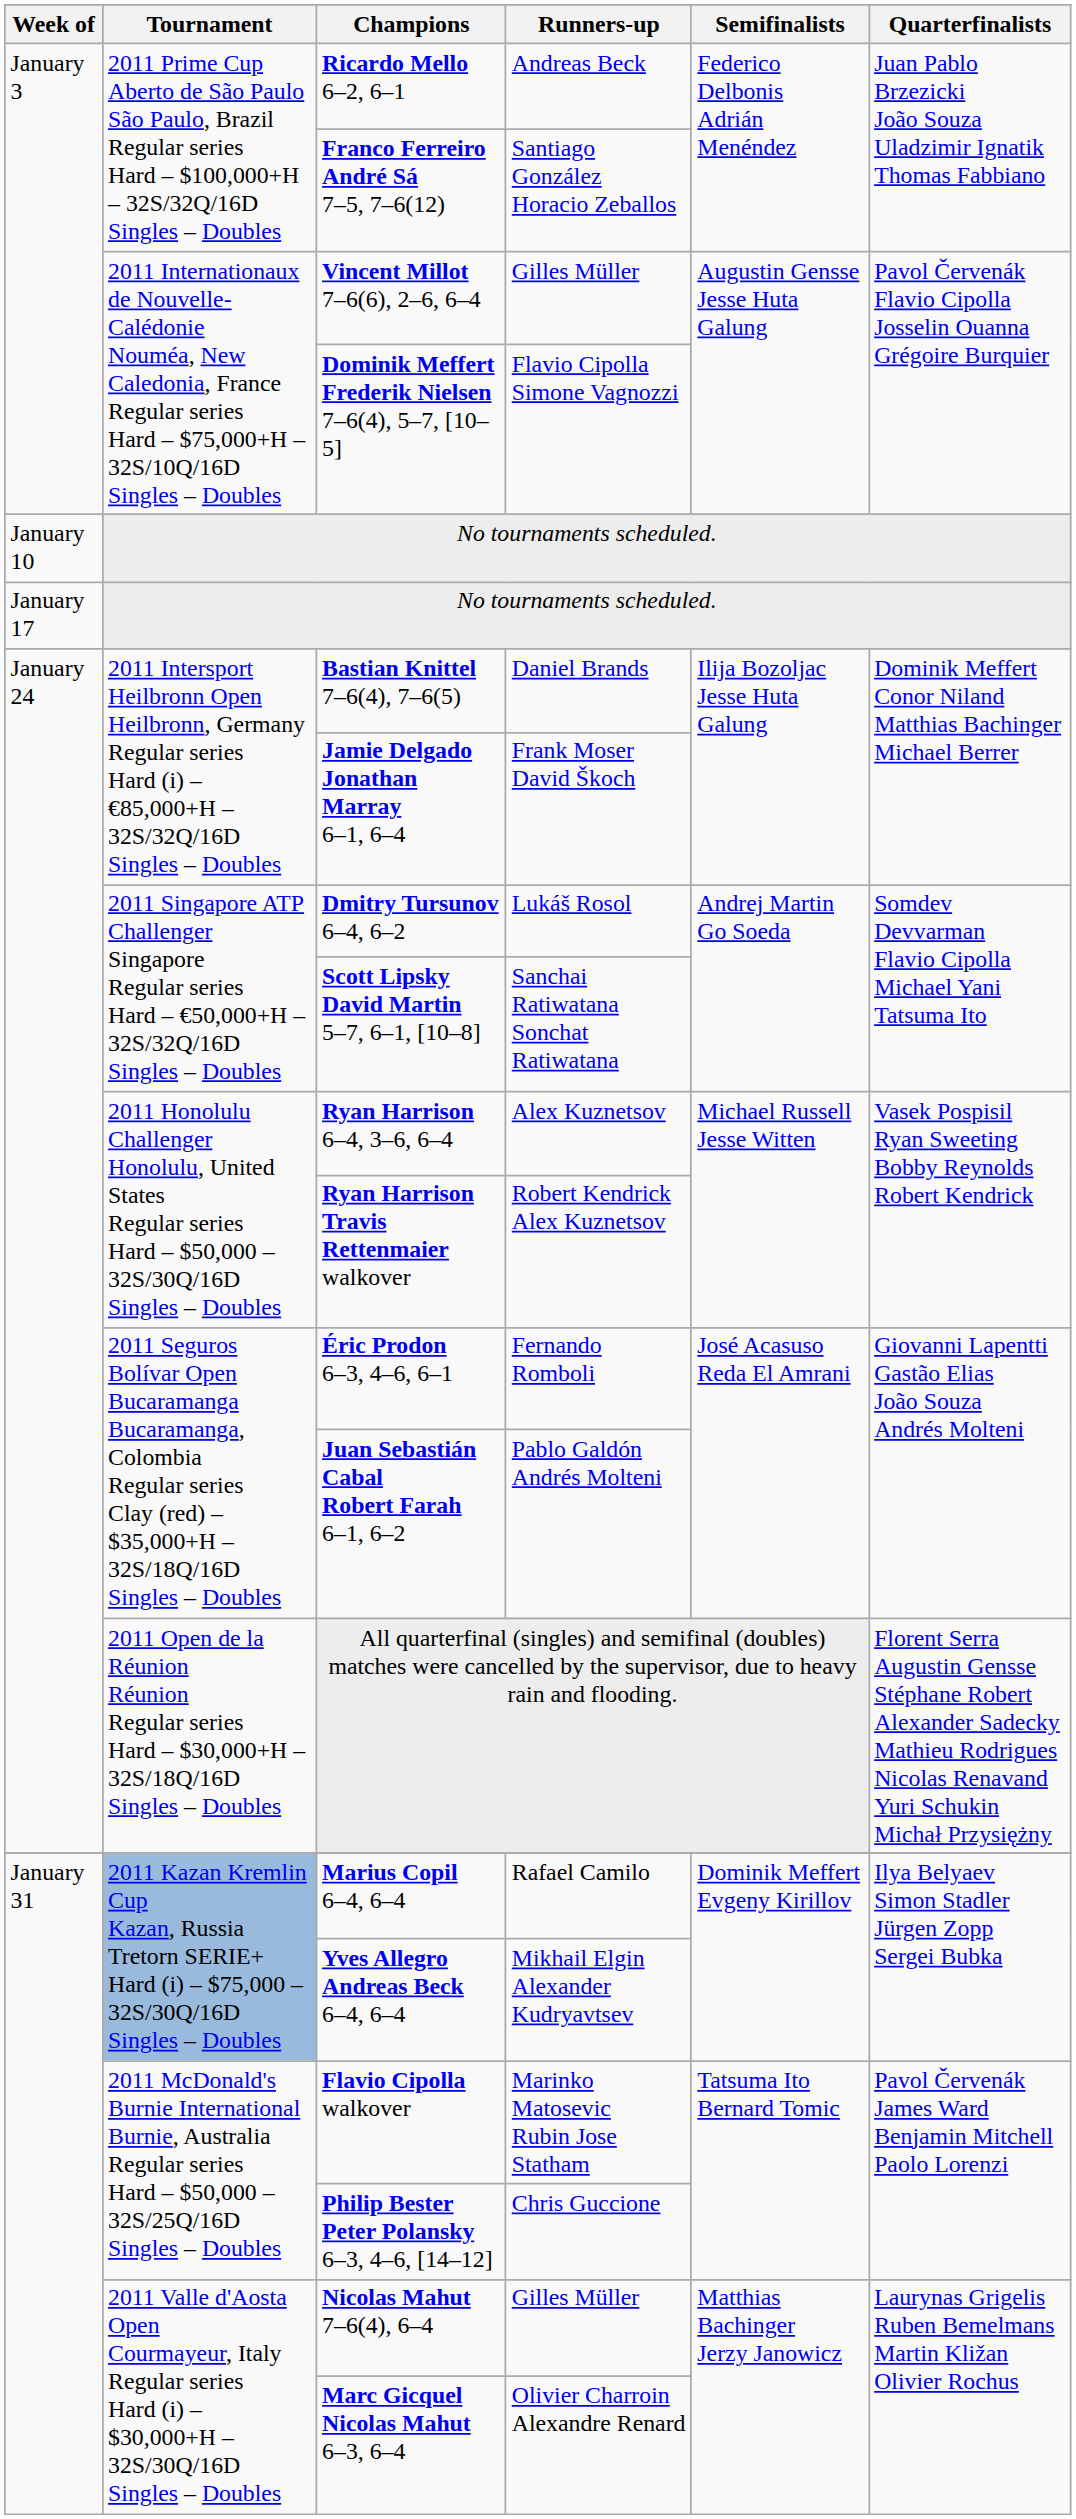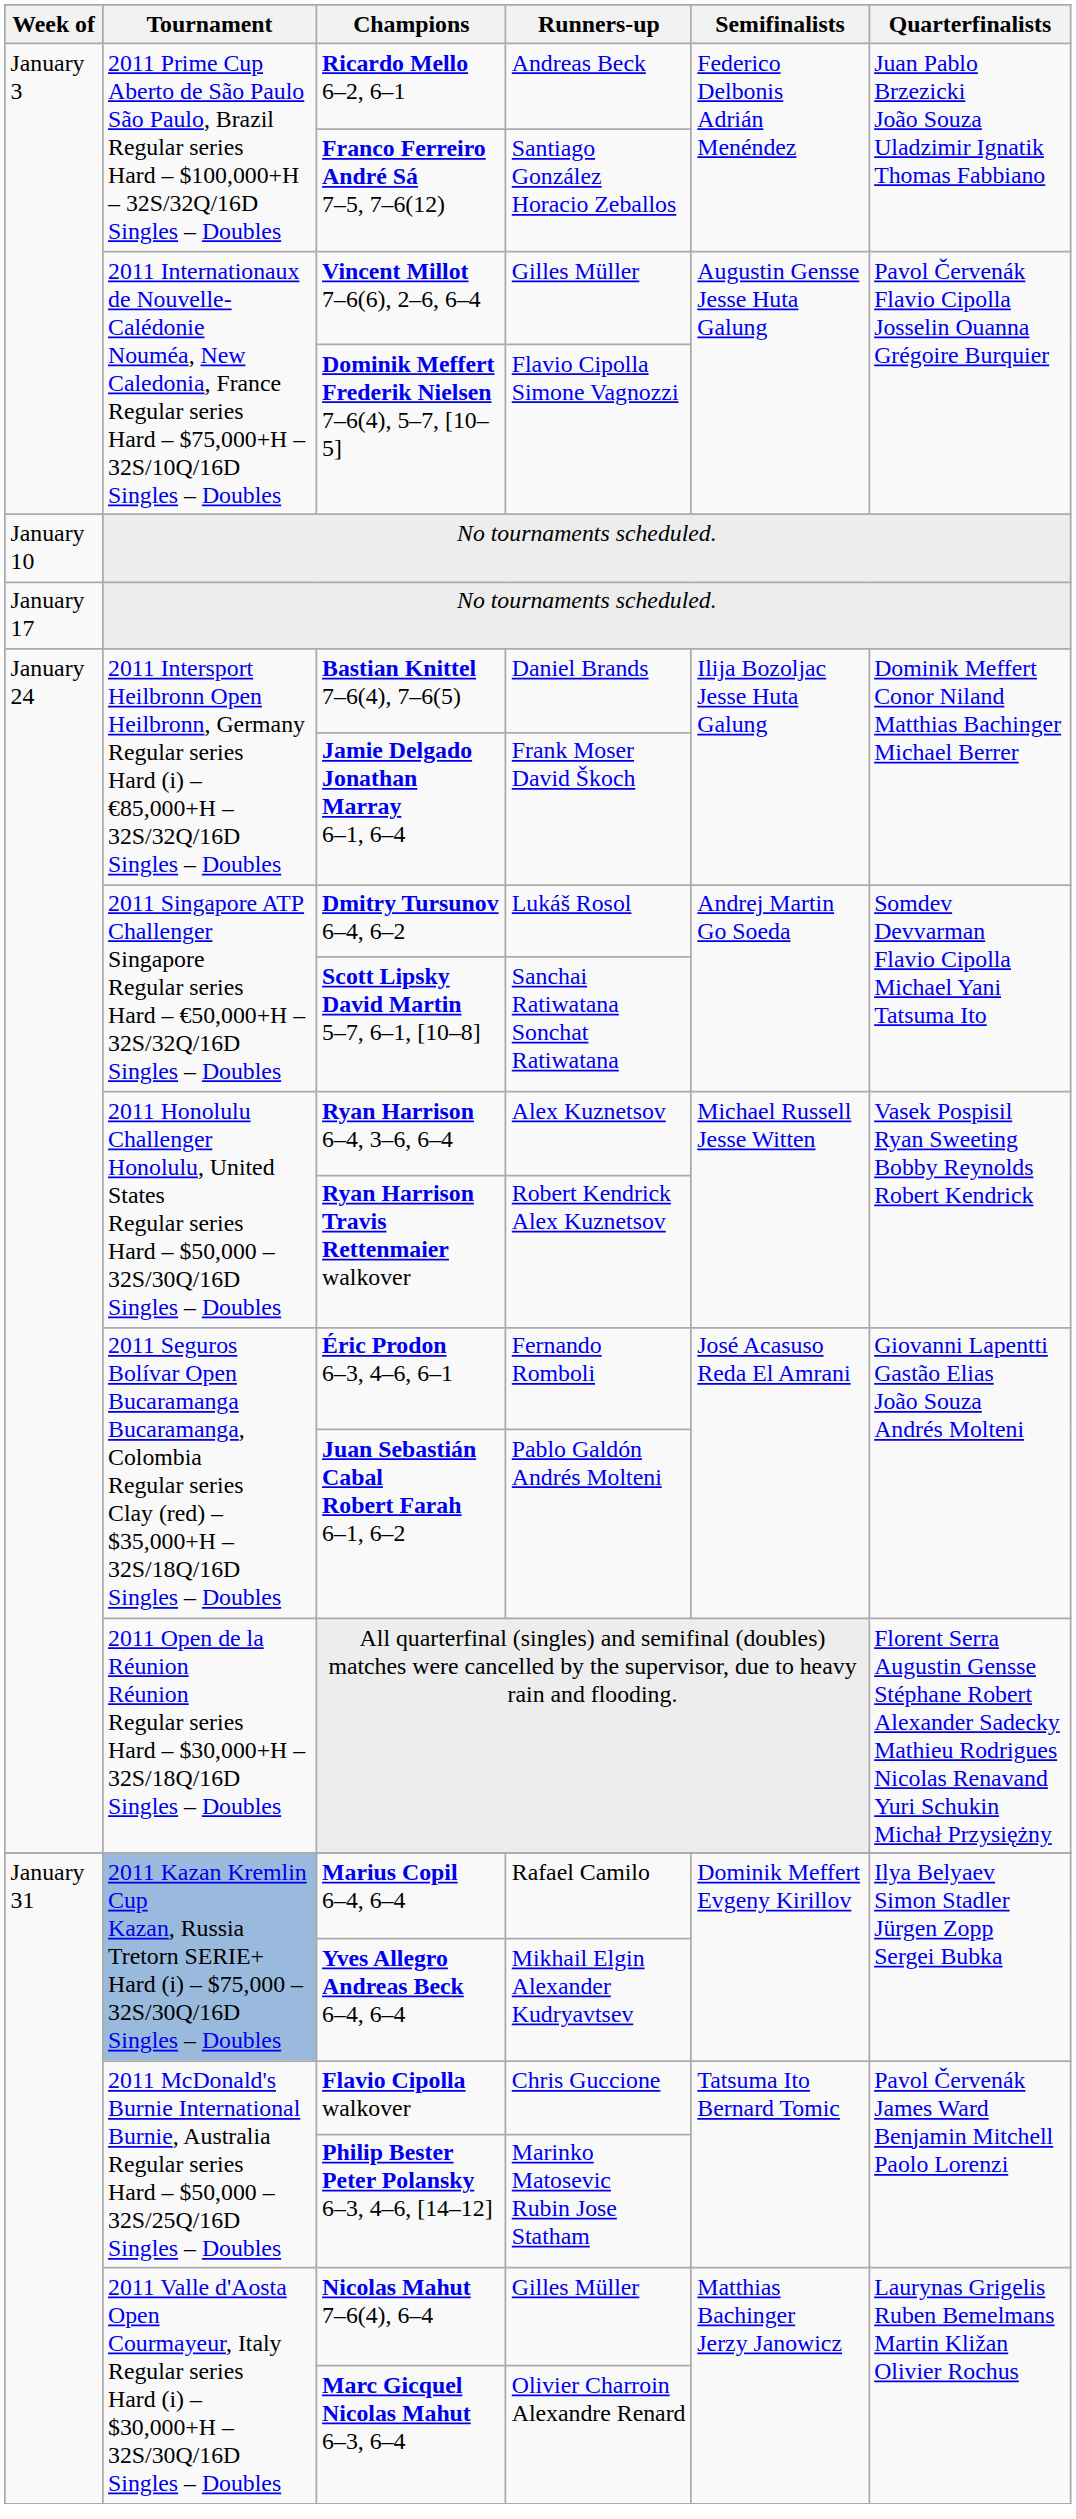(564, 2121) Marinko Matosevic Rubin Jose Statham -> (586, 2079) Chris Guccione
(586, 2202) Chris Guccione -> (564, 2194) Marinko Matosevic Rubin Jose Statham
